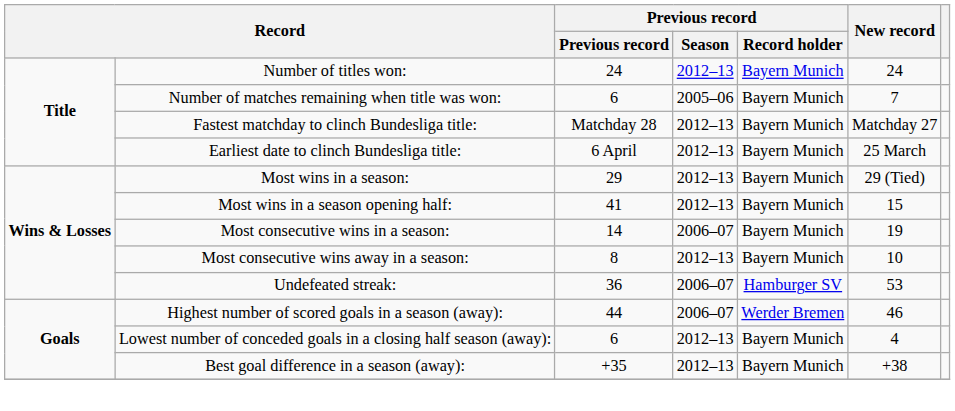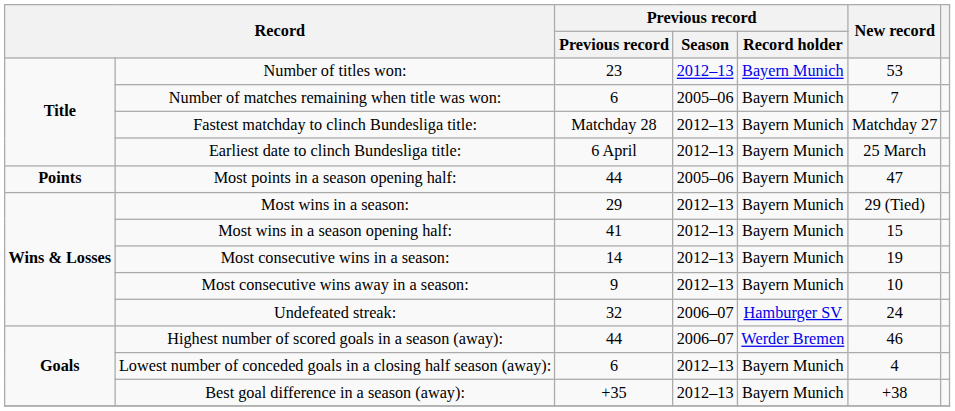(614, 71) 24 -> (614, 71) 23
(895, 71) 24 -> (895, 71) 53
+ row: (335, 178)
(705, 232) 2006–07 -> (705, 258) 2012–13
(614, 258) 8 -> (614, 285) 9
(614, 285) 36 -> (614, 312) 32
(895, 285) 53 -> (895, 312) 24
